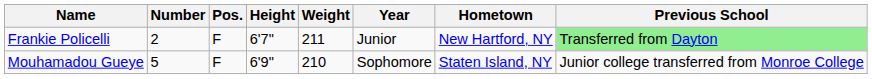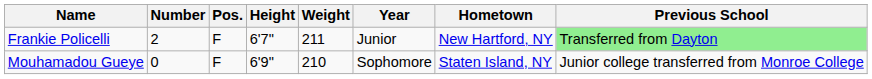(155, 62) 5 -> (155, 62) 0
